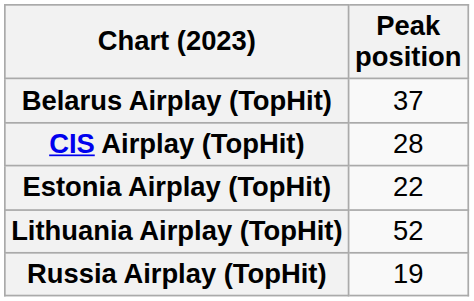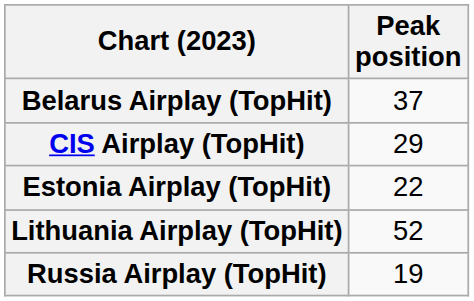(408, 143) 28 -> (408, 143) 29
